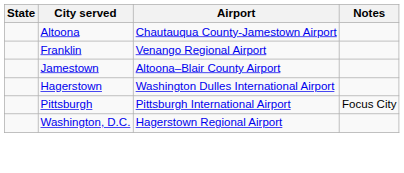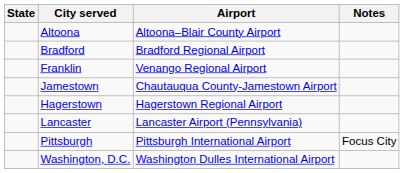(236, 31) Chautauqua County-Jamestown Airport -> (208, 31) Altoona–Blair County Airport
+ row: (63, 50)
(208, 68) Altoona–Blair County Airport -> (236, 86) Chautauqua County-Jamestown Airport
(235, 86) Washington Dulles International Airport -> (209, 104) Hagerstown Regional Airport
+ row: (66, 123)
(209, 123) Hagerstown Regional Airport -> (235, 159) Washington Dulles International Airport
